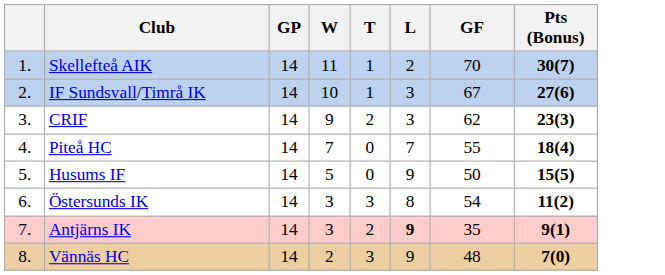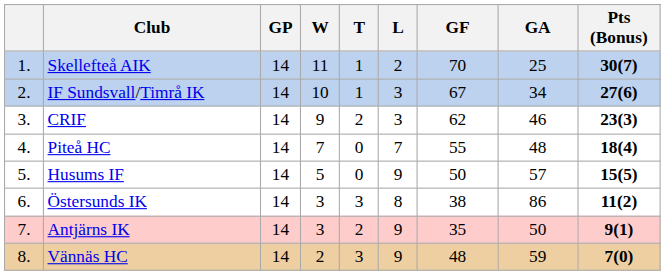+ column: (538, 27)
(472, 202) 54 -> (458, 202) 38
(410, 229) bold -> (398, 229) normal
